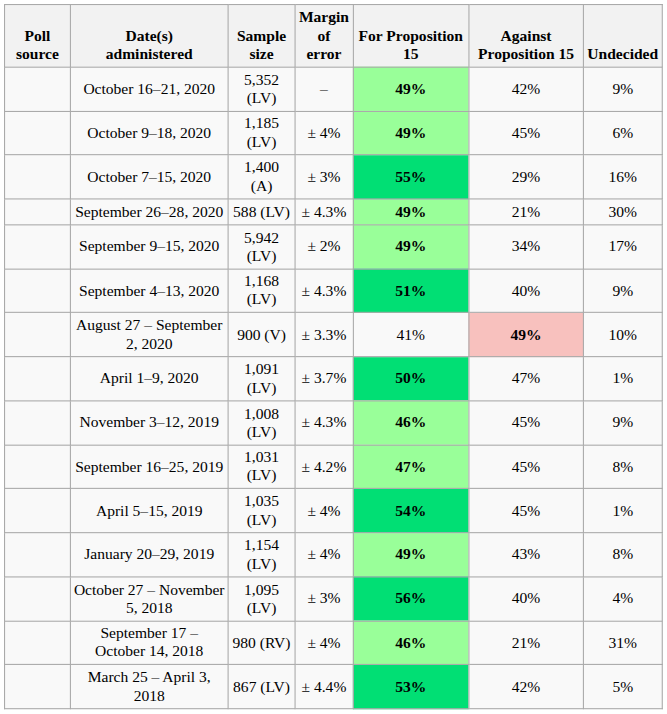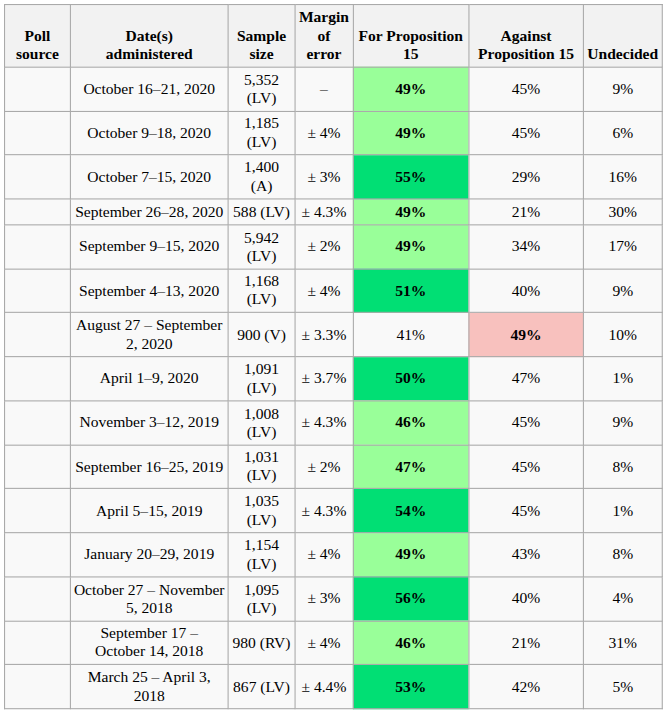(526, 89) 42% -> (526, 89) 45%
(324, 290) ± 4.3% -> (324, 290) ± 4%
(324, 466) ± 4.2% -> (324, 466) ± 2%
(324, 511) ± 4% -> (324, 511) ± 4.3%
